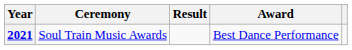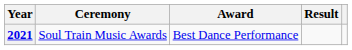columns swapped: (276, 14) <-> (190, 14)
